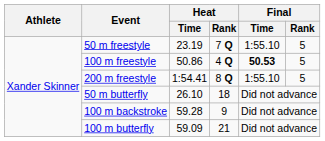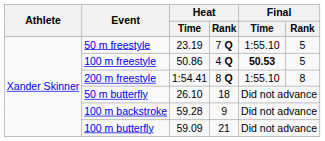(302, 79) 5 -> (302, 79) 8
